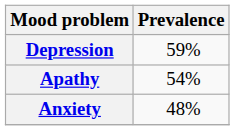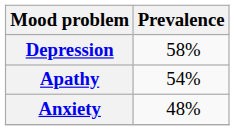(181, 49) 59% -> (181, 49) 58%
